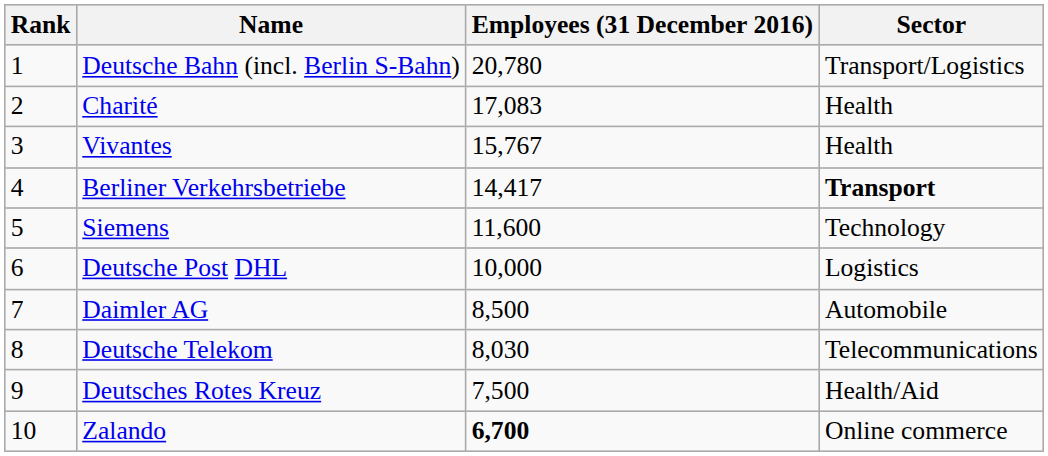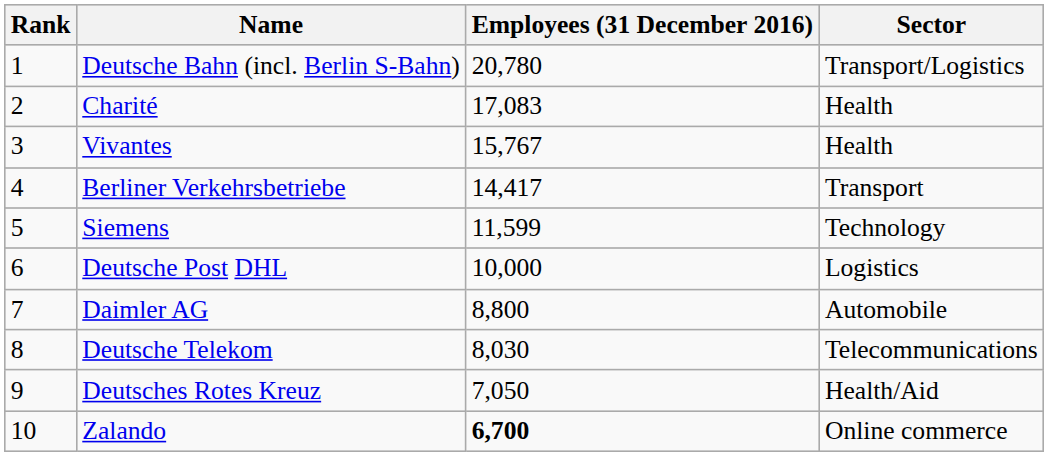(880, 187) bold -> (874, 187) normal
(506, 227) 11,600 -> (506, 227) 11,599
(500, 308) 8,500 -> (500, 308) 8,800
(500, 390) 7,500 -> (500, 390) 7,050
